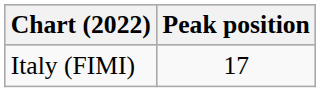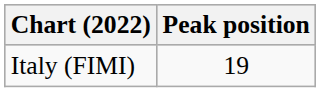(236, 65) 17 -> (236, 65) 19
